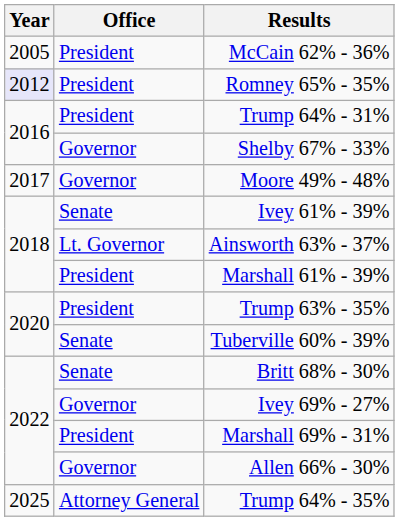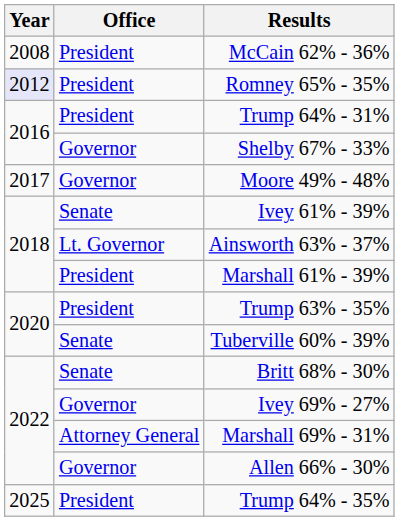(29, 52) 2005 -> (29, 52) 2008
(96, 436) President -> (129, 436) Attorney General
(129, 500) Attorney General -> (96, 500) President
